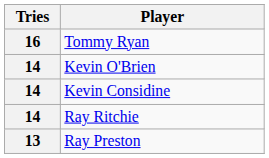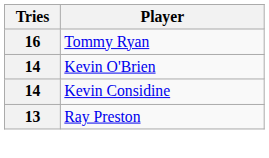- row: (102, 116)
